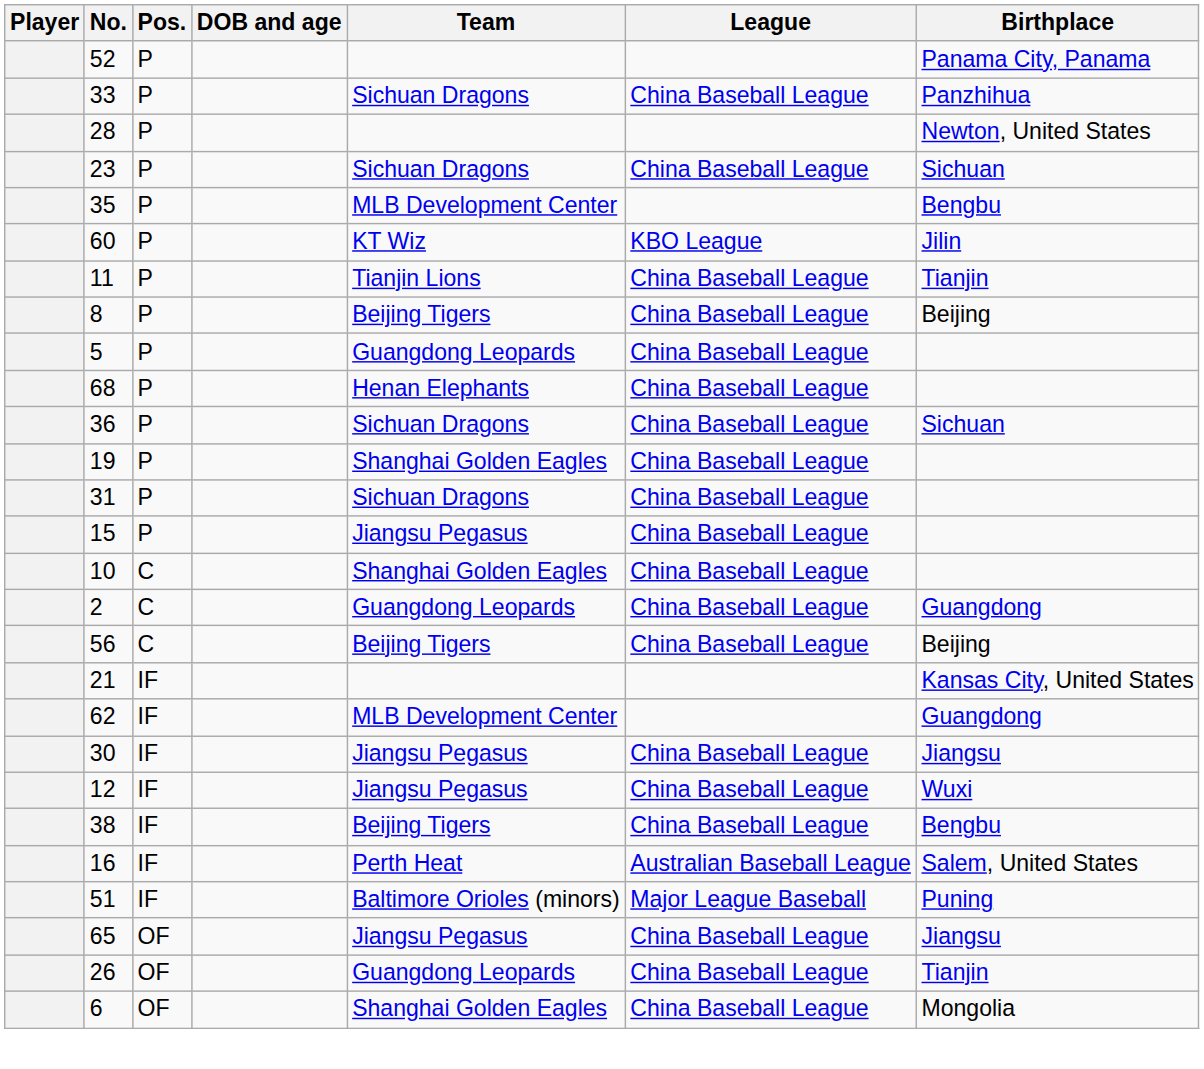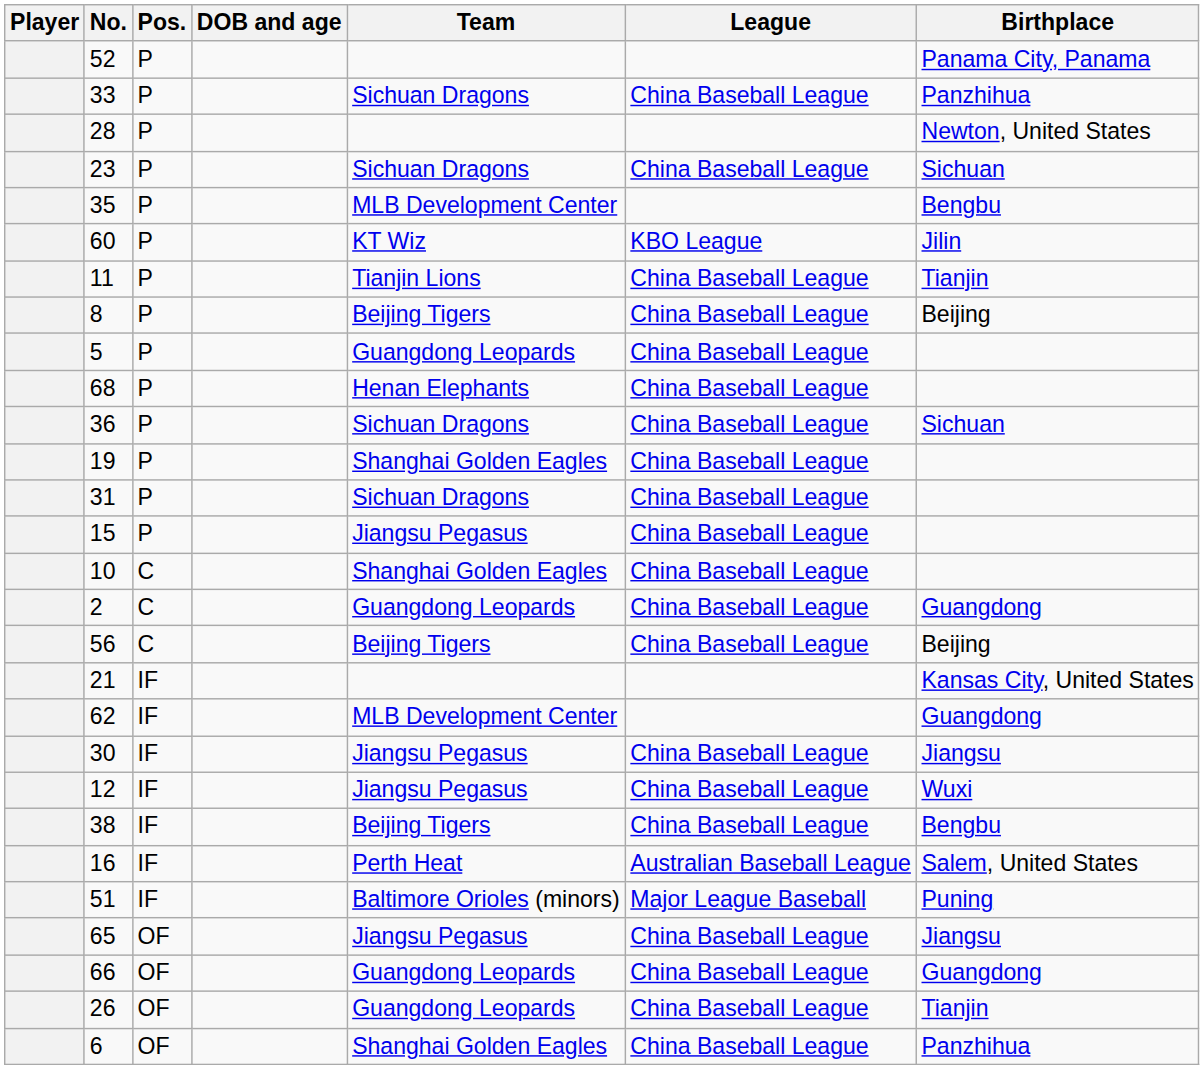+ row: (103, 972)
(968, 1009) Mongolia -> (976, 1045) Panzhihua
